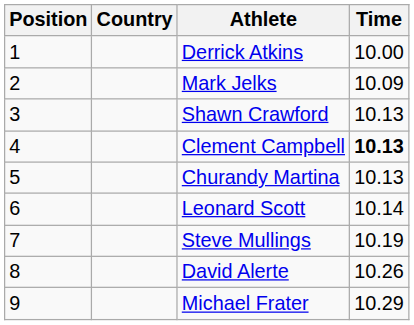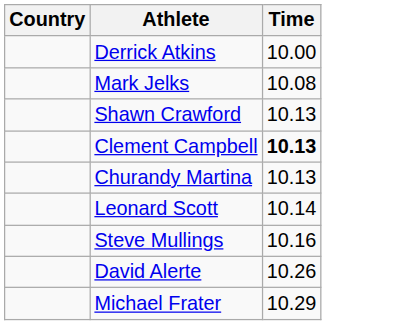- column: (48, 20)
(379, 83) 10.09 -> (292, 83) 10.08
(379, 240) 10.19 -> (292, 240) 10.16
